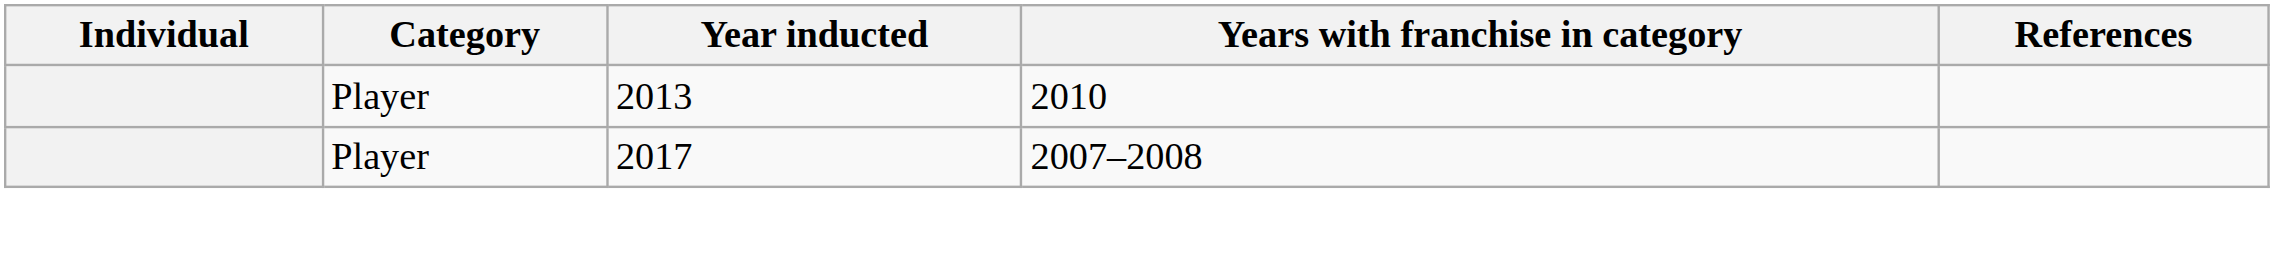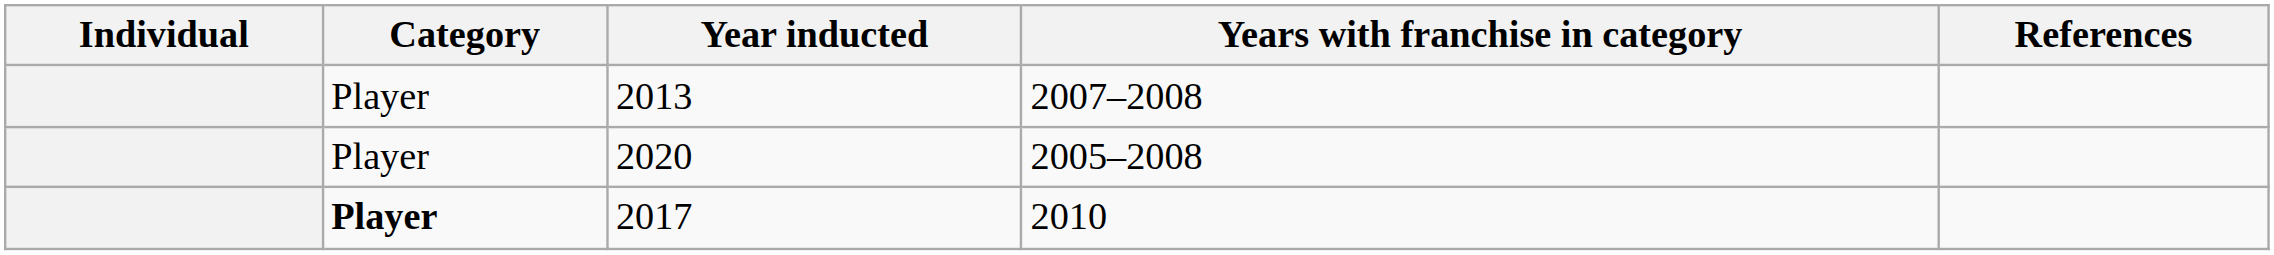(1069, 95) 2010 -> (1117, 95) 2007–2008
+ row: (654, 156)
(380, 156) normal -> (384, 216) bold
(1117, 156) 2007–2008 -> (1069, 216) 2010
